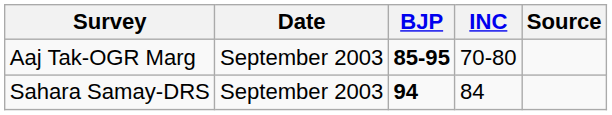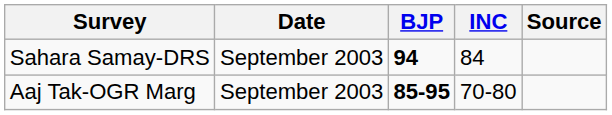rows swapped: (103, 57) <-> (110, 92)
